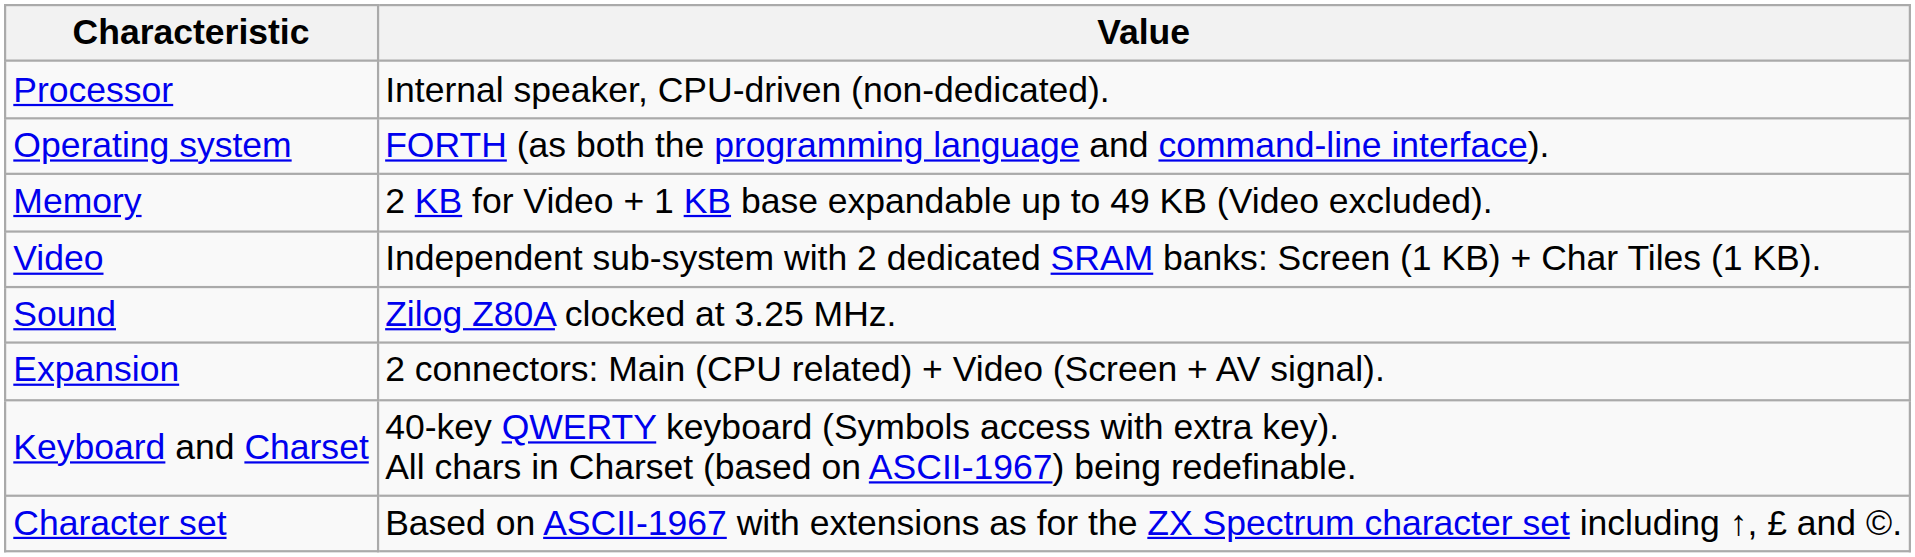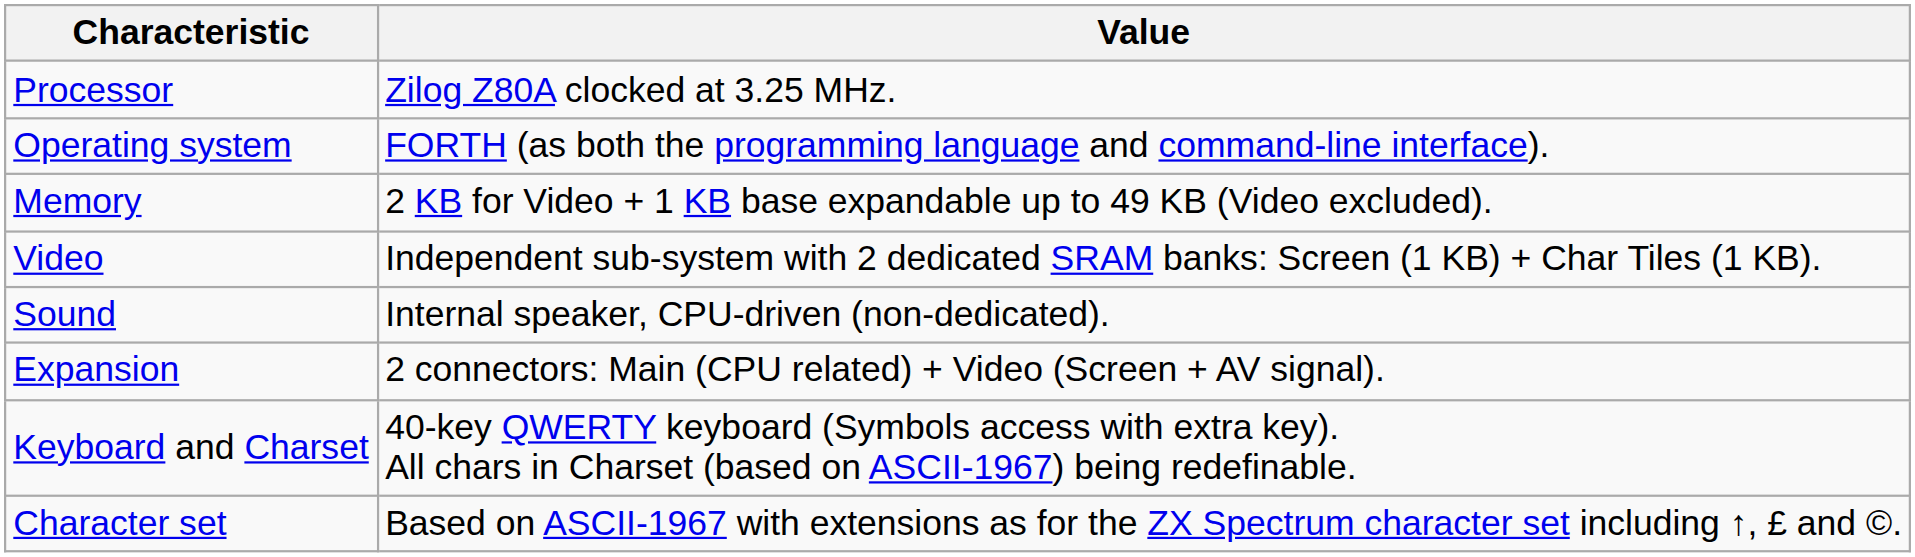(747, 88) Internal speaker, CPU-driven (non-dedicated). -> (641, 88) Zilog Z80A clocked at 3.25 MHz.
(641, 314) Zilog Z80A clocked at 3.25 MHz. -> (747, 314) Internal speaker, CPU-driven (non-dedicated).
